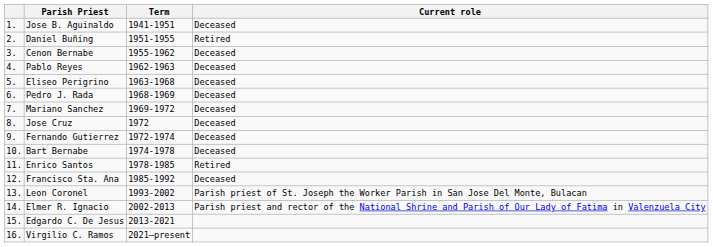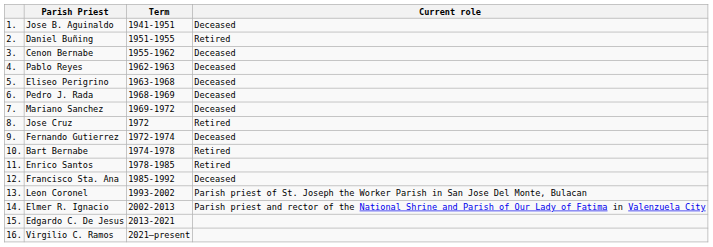(215, 123) Deceased -> (212, 123) Retired
(215, 151) Deceased -> (212, 151) Retired
